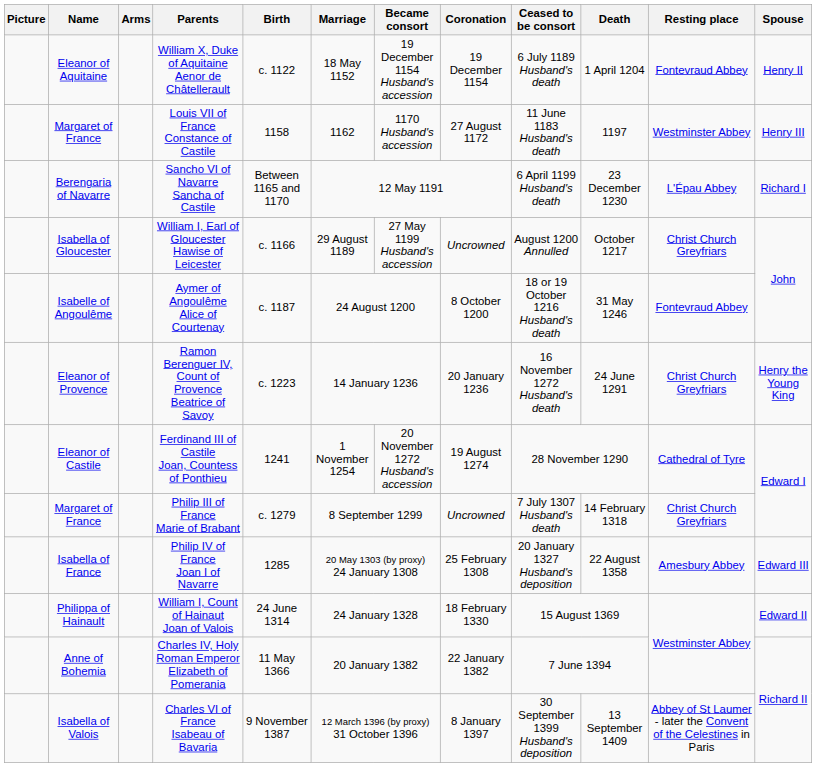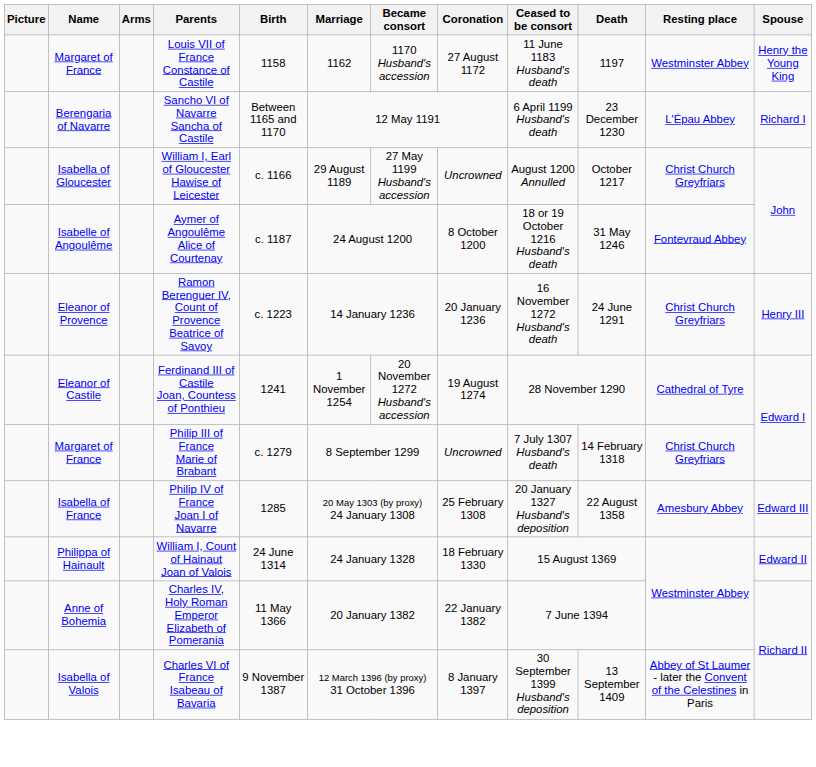- row: (198, 69)
(783, 132) Henry III -> (783, 63) Henry the Young King
(783, 383) Henry the Young King -> (783, 314) Henry III
